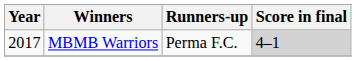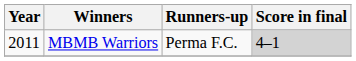(24, 42) 2017 -> (24, 42) 2011
